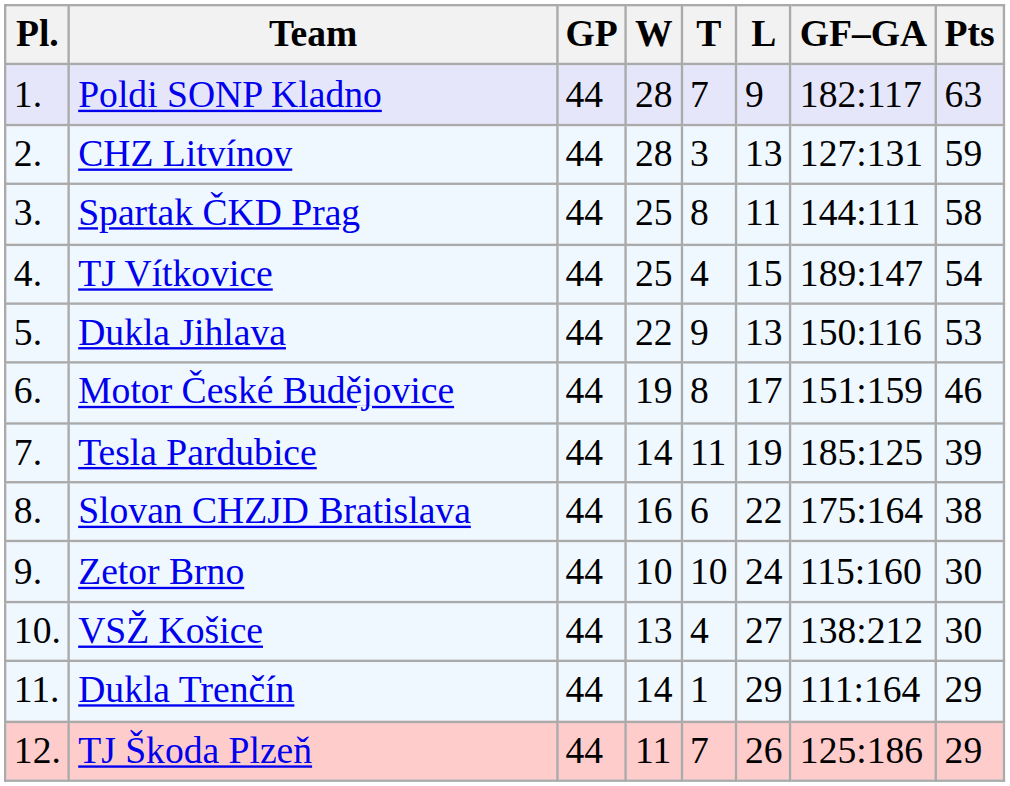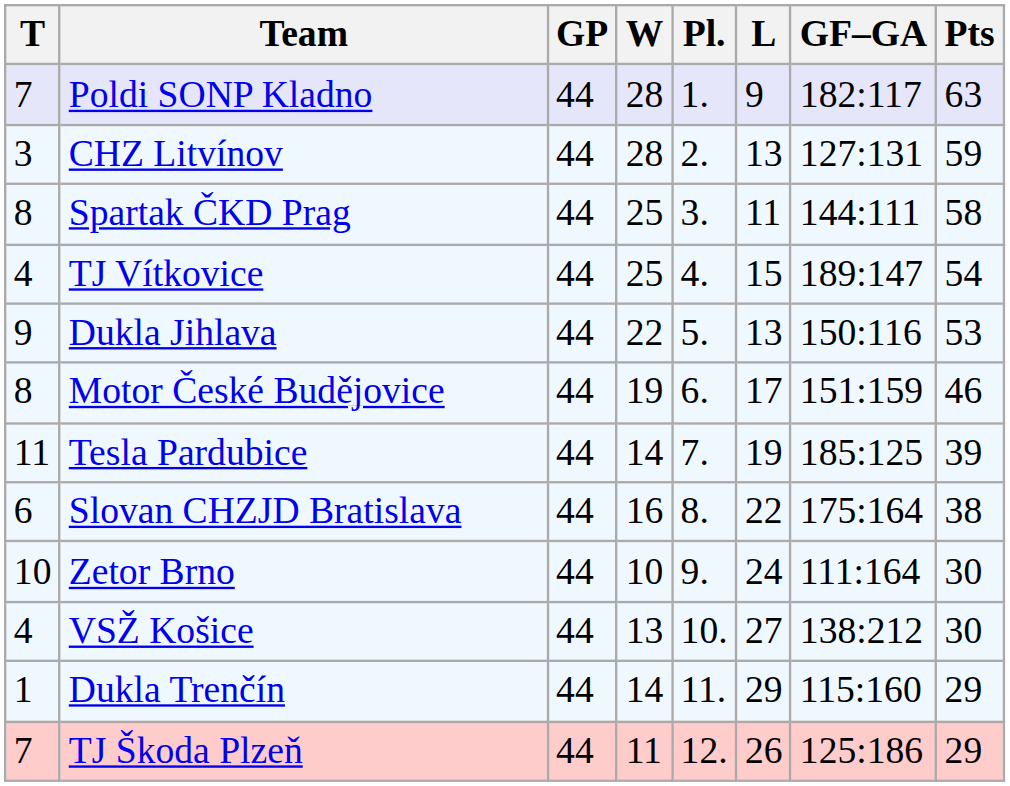columns swapped: (37, 34) <-> (709, 34)
(861, 570) 115:160 -> (860, 570) 111:164
(860, 690) 111:164 -> (861, 690) 115:160
